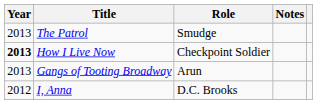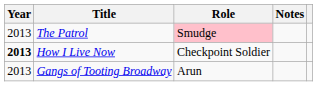(197, 33) no background -> (197, 33) pink background
- row: (54, 90)
